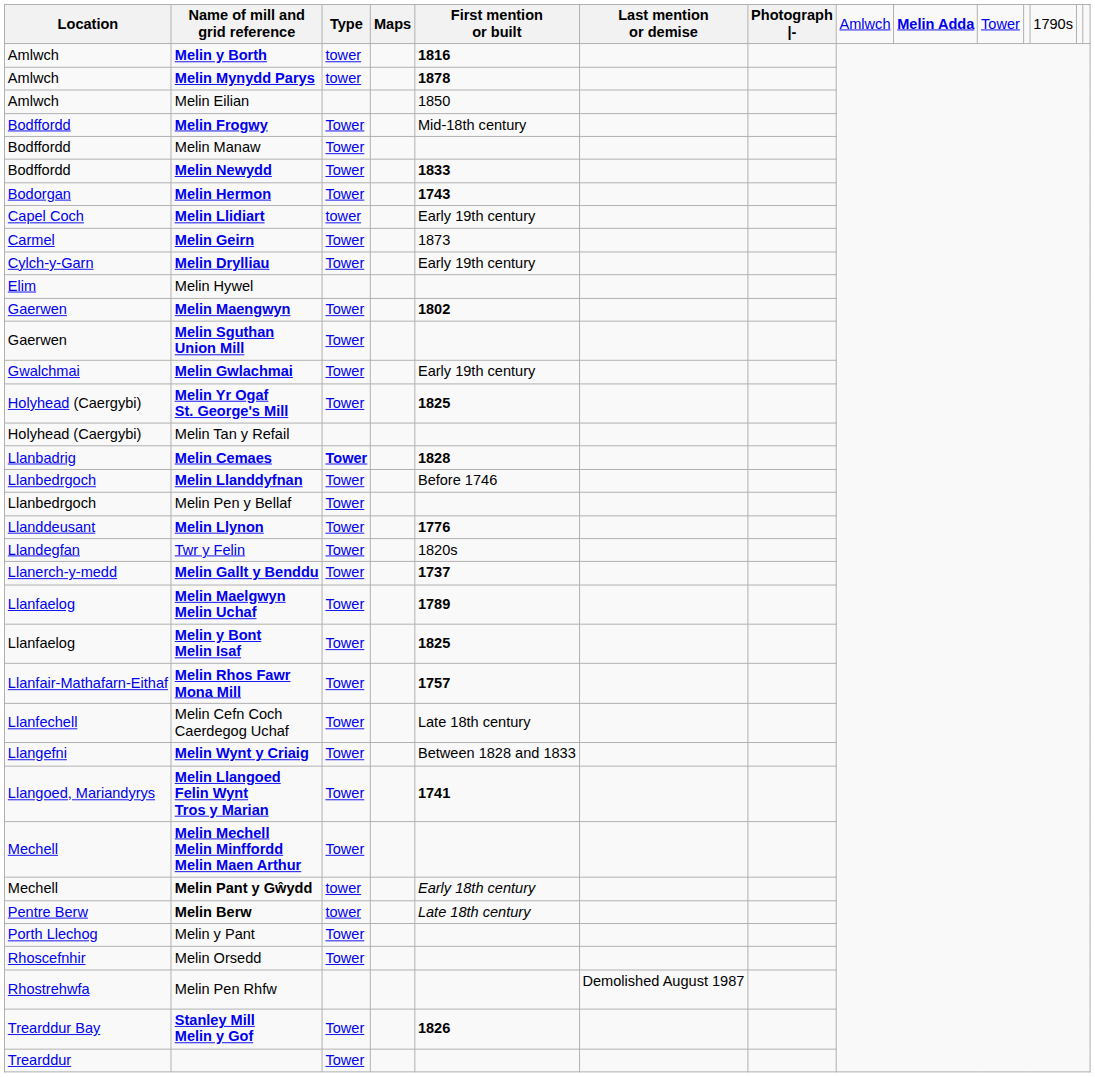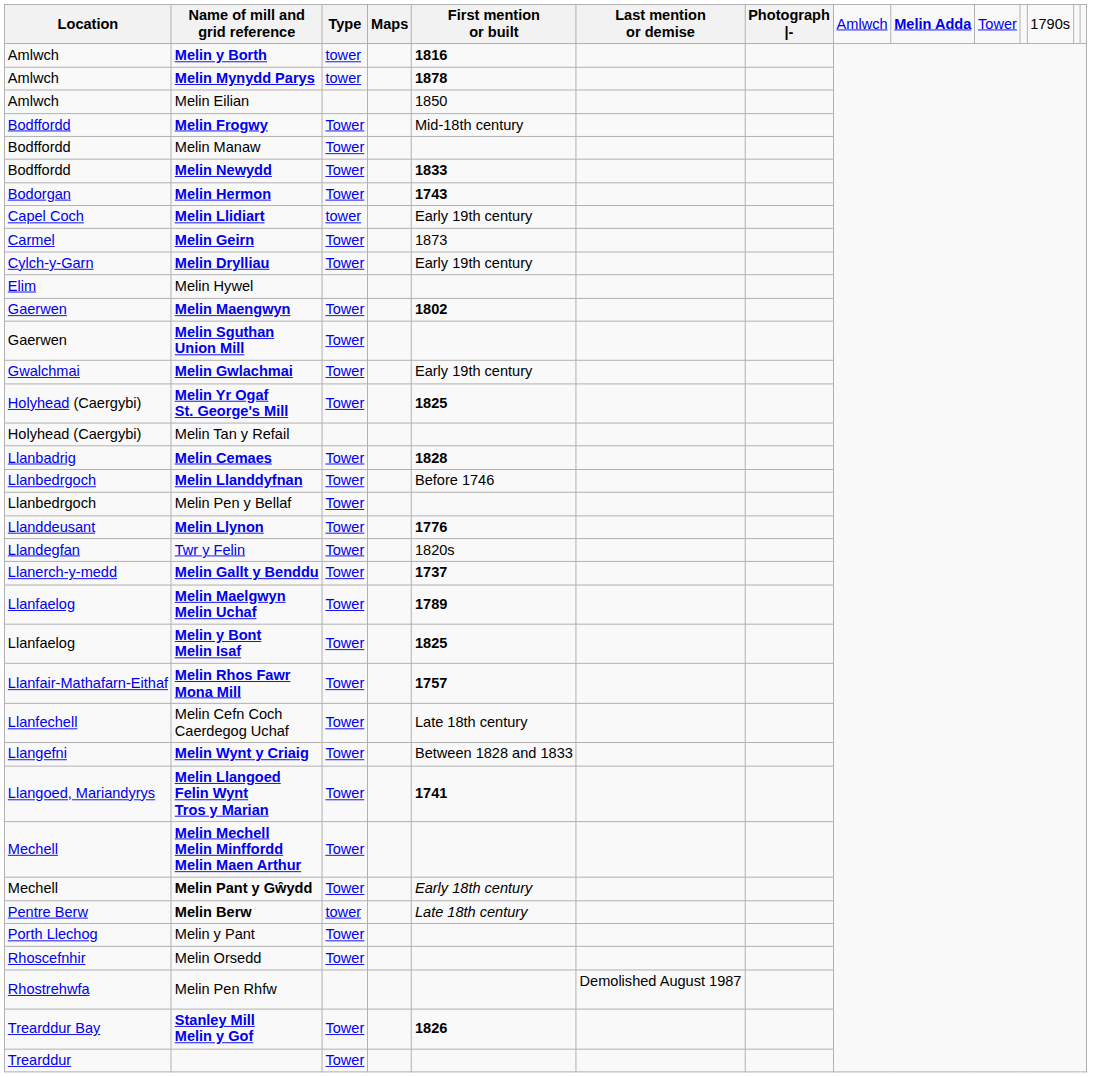(346, 457) bold -> (345, 457) normal
(343, 888) tower -> (345, 888) Tower
